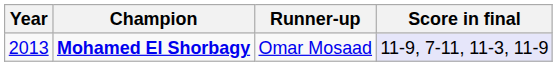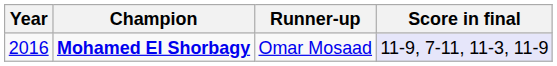(29, 47) 2013 -> (29, 47) 2016
